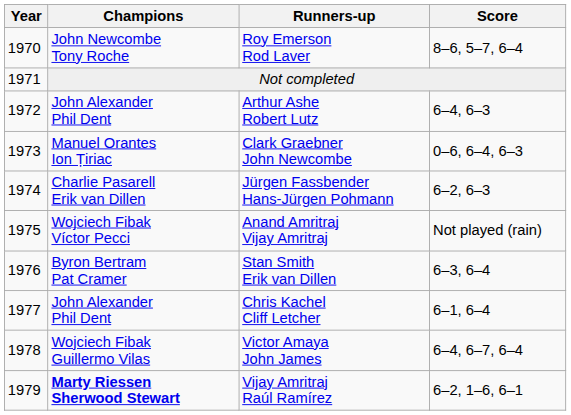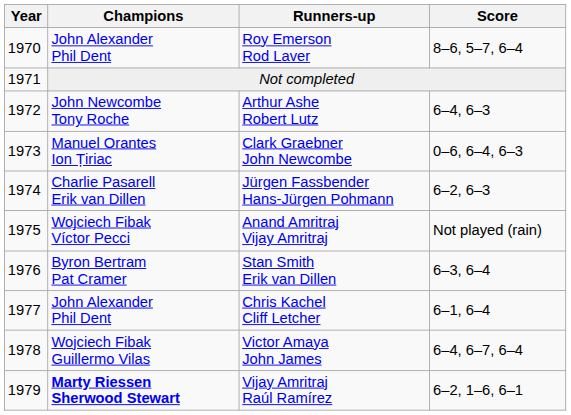(106, 47) John Newcombe Tony Roche -> (102, 47) John Alexander Phil Dent
(102, 111) John Alexander Phil Dent -> (106, 111) John Newcombe Tony Roche
